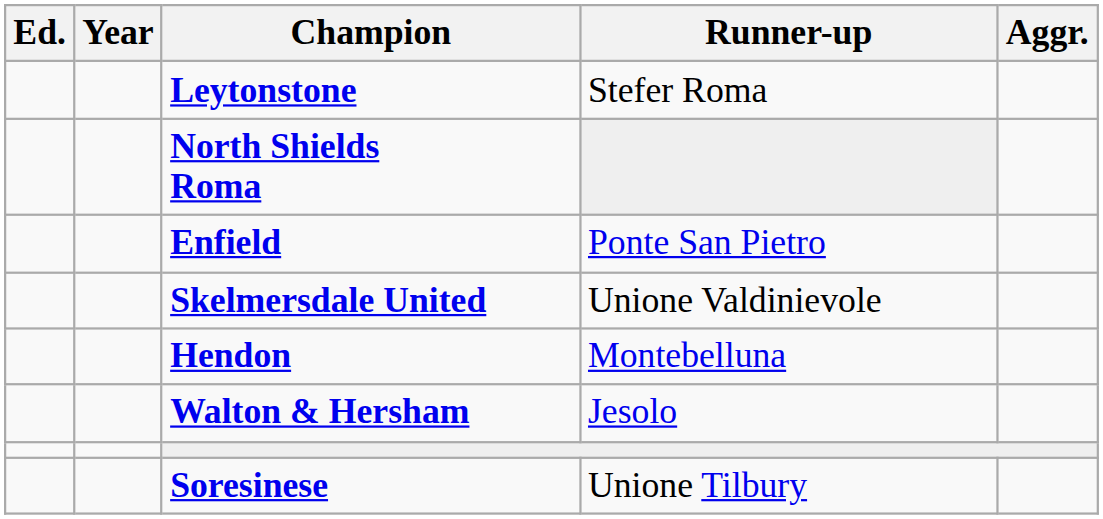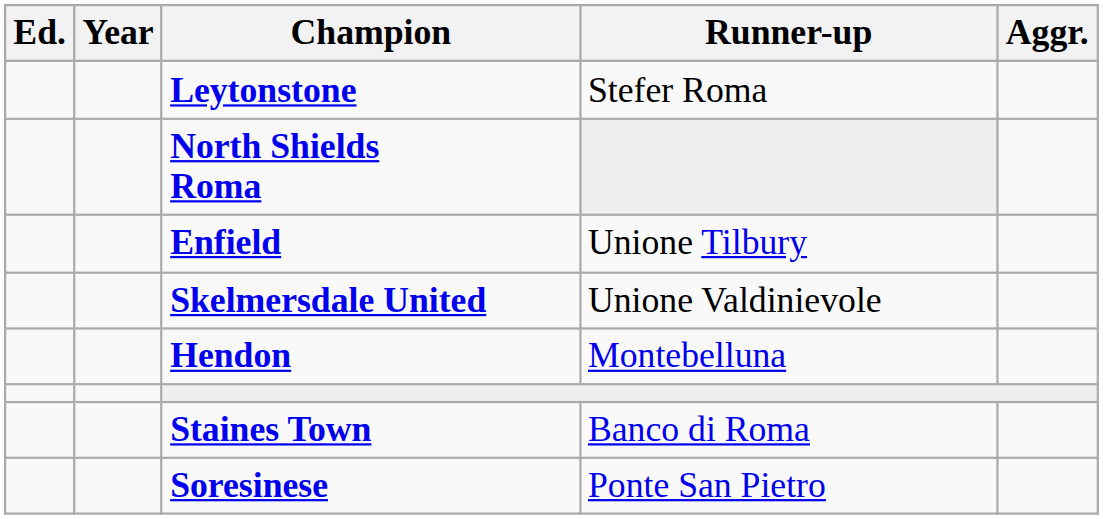(707, 242) Ponte San Pietro -> (698, 242) Unione Tilbury
- row: (320, 412)
+ row: (271, 428)
(698, 485) Unione Tilbury -> (707, 485) Ponte San Pietro
